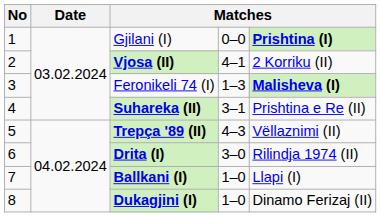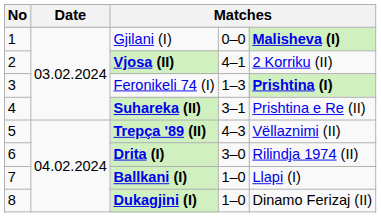(292, 39) Prishtina (I) -> (296, 39) Malisheva (I)
(296, 85) Malisheva (I) -> (292, 85) Prishtina (I)
